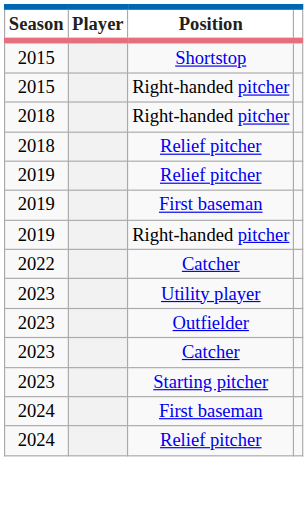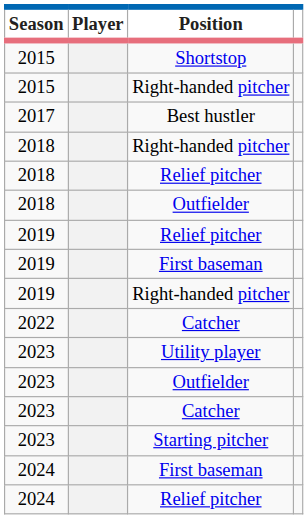+ row: (36, 116)
+ row: (36, 205)
